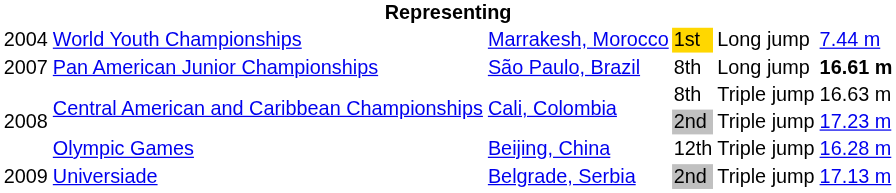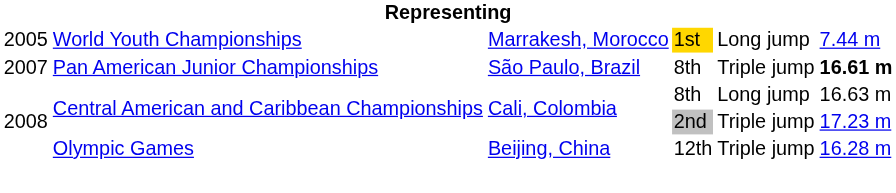(26, 40) 2004 -> (26, 40) 2005
(764, 67) Long jump -> (766, 67) Triple jump
(766, 94) Triple jump -> (764, 94) Long jump
- row: (105, 176)
